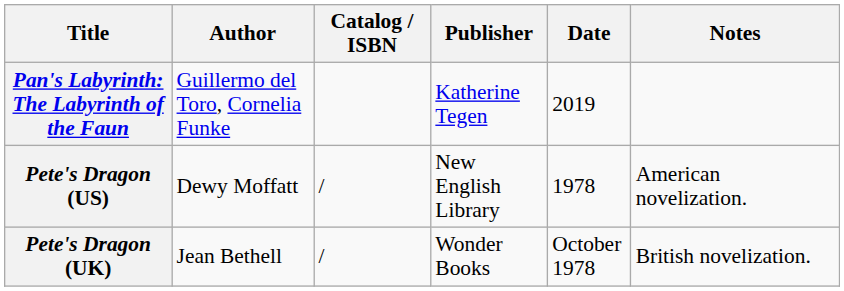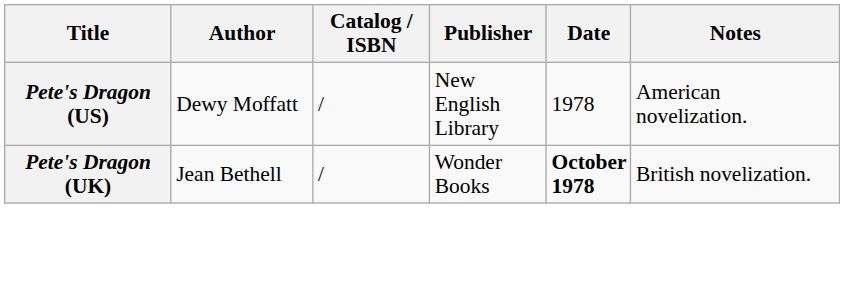- row: (88, 103)
(587, 256) normal -> (589, 173) bold
